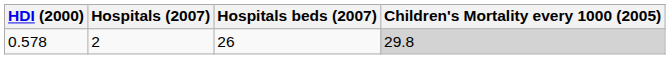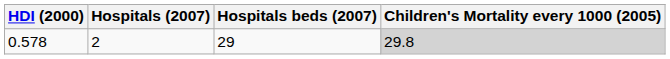(226, 41) 26 -> (226, 41) 29
